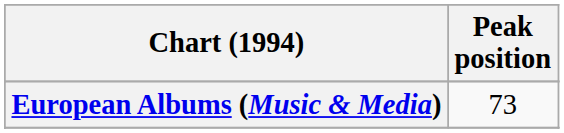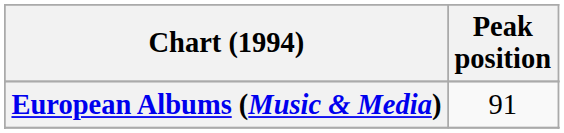(503, 104) 73 -> (503, 104) 91
